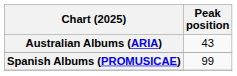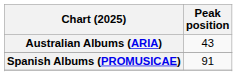(208, 61) 99 -> (208, 61) 91
